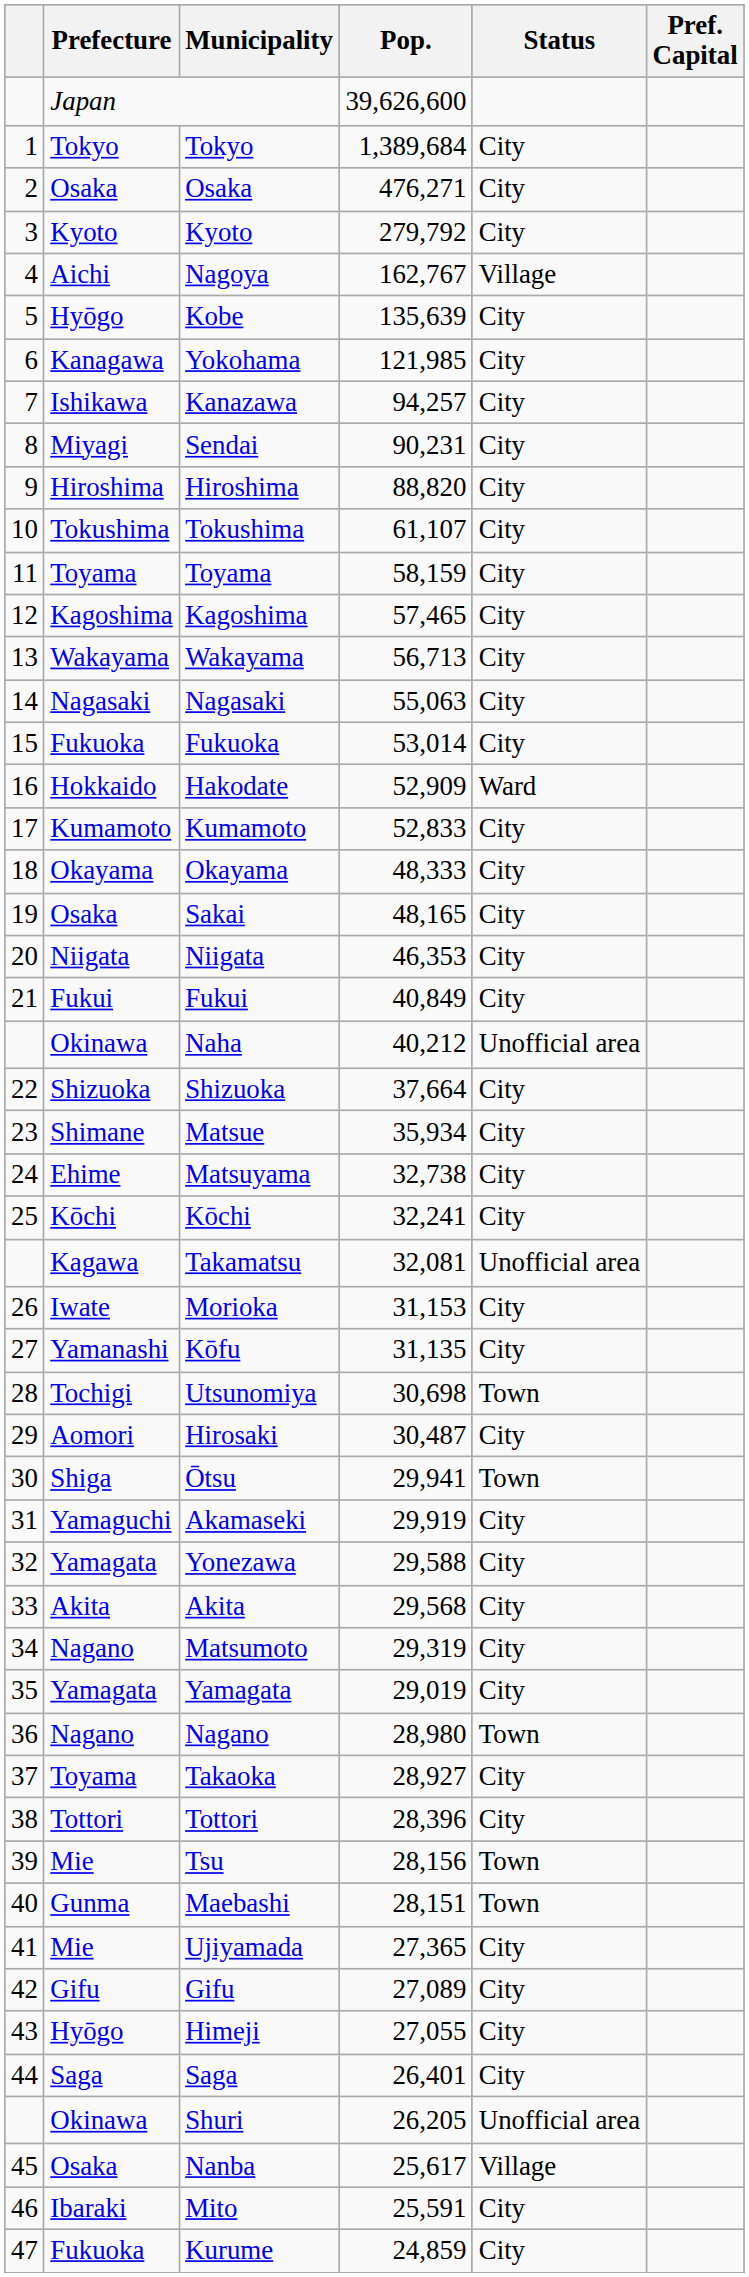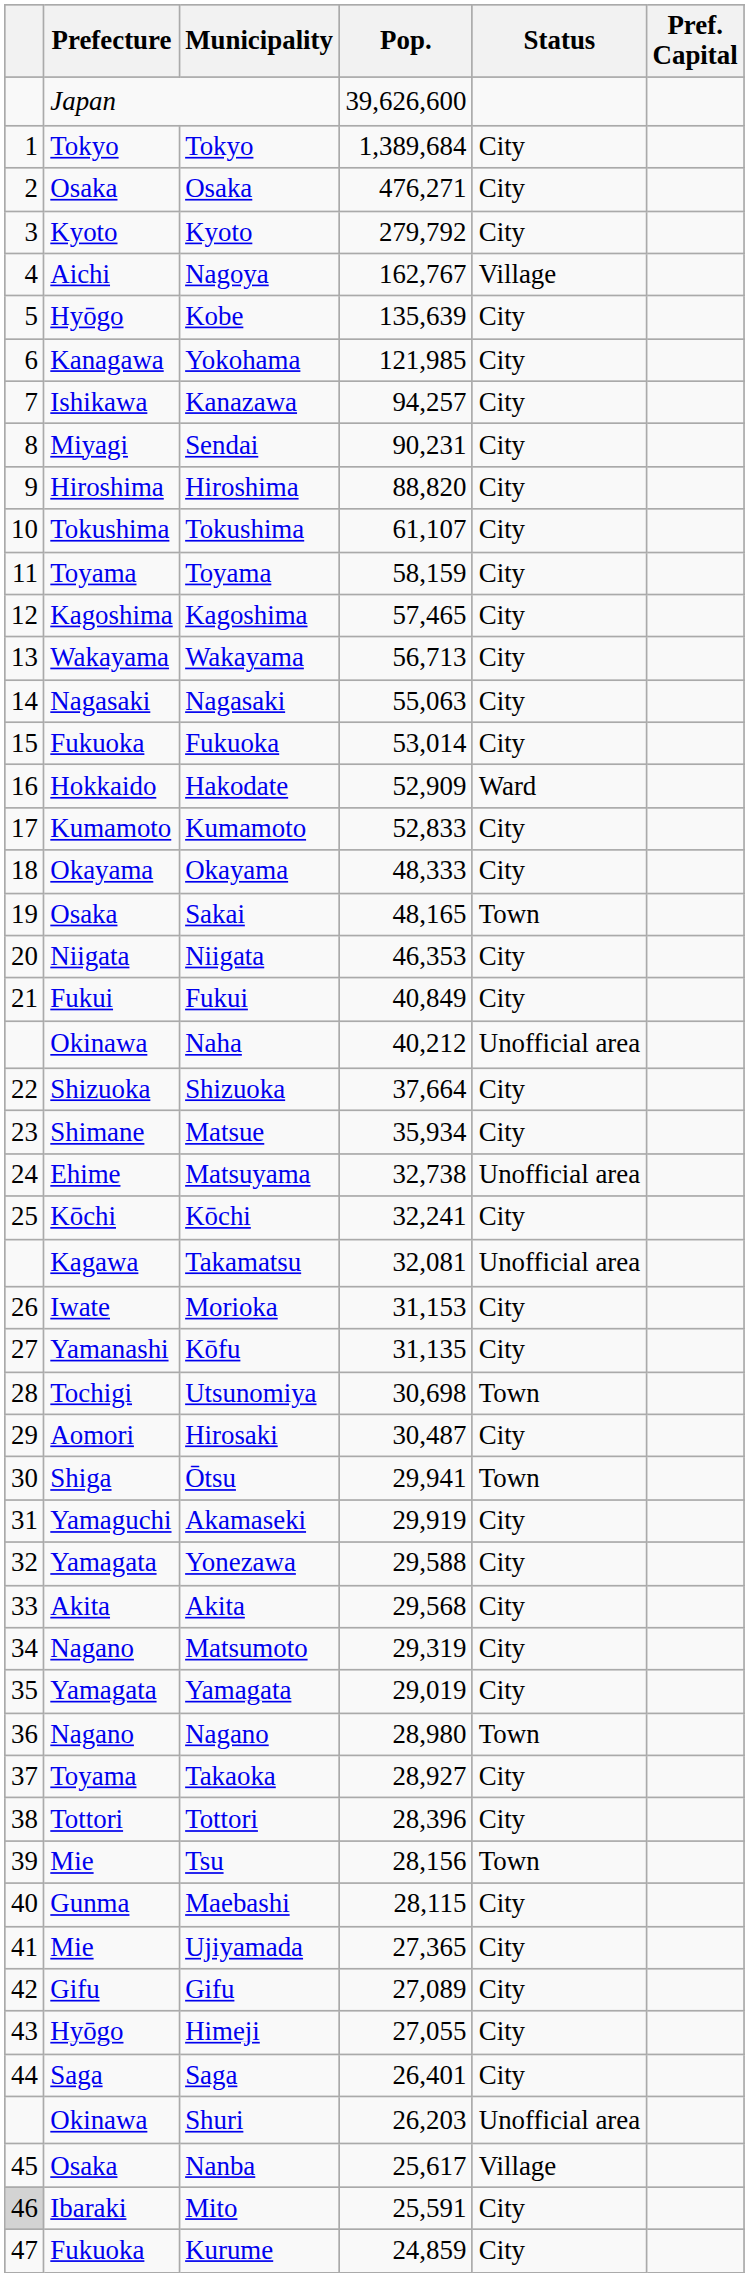(502, 913) City -> (509, 913) Town
(502, 1174) City -> (559, 1174) Unofficial area
(429, 1904) 28,151 -> (430, 1904) 28,115
(509, 1904) Town -> (502, 1904) City
(429, 2119) 26,205 -> (429, 2119) 26,203
(24, 2207) no background -> (24, 2207) lightgrey background
